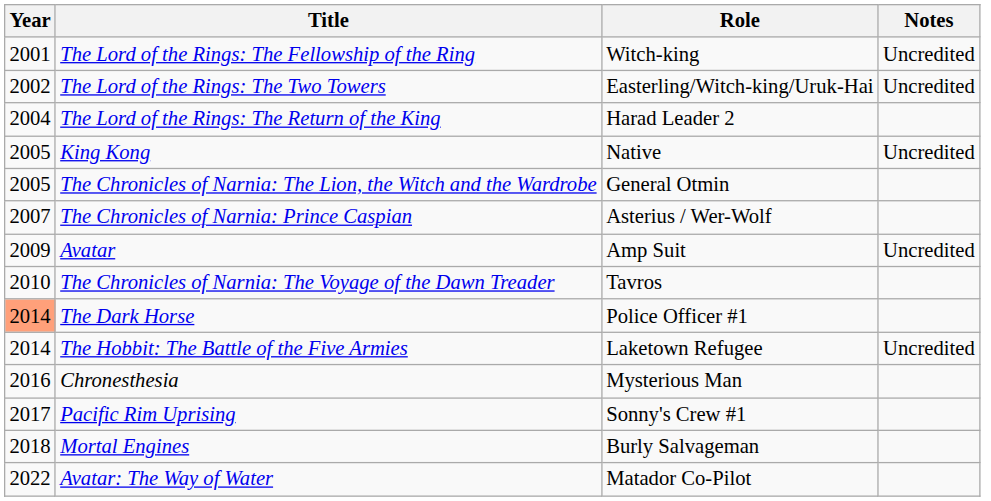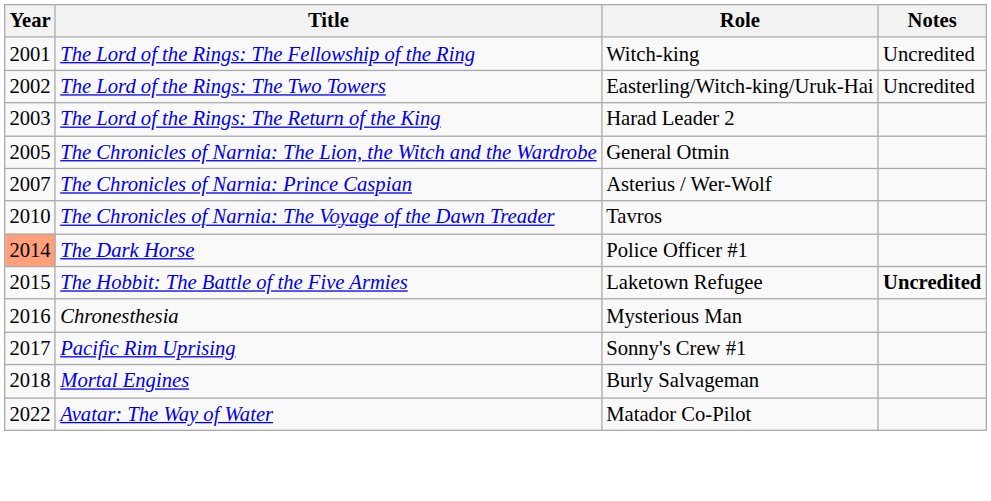(30, 119) 2004 -> (30, 119) 2003
- row: (105, 151)
- row: (88, 250)
(30, 348) 2014 -> (30, 282) 2015
(929, 348) normal -> (932, 282) bold
